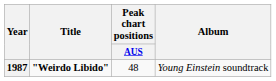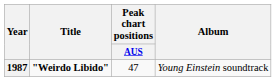(133, 68) 48 -> (133, 68) 47
